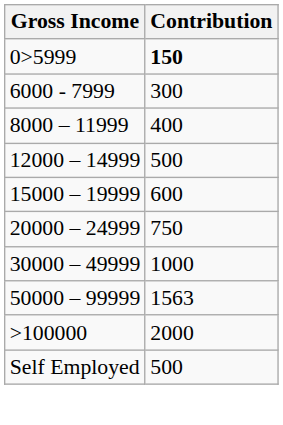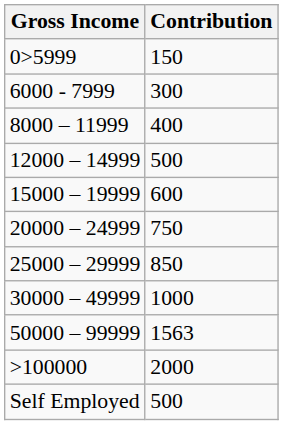(167, 56) bold -> (167, 56) normal
+ row: (75, 263)
